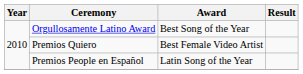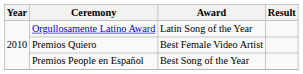(205, 28) Best Song of the Year -> (206, 28) Latin Song of the Year
(206, 61) Latin Song of the Year -> (205, 61) Best Song of the Year
